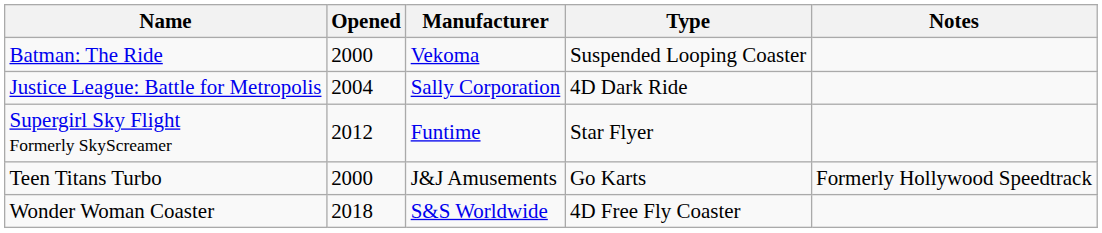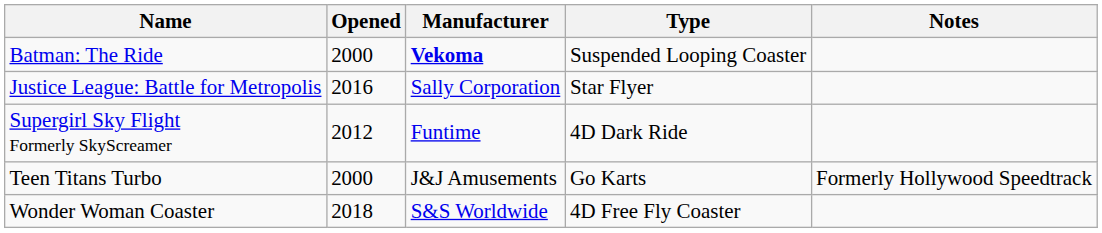(445, 54) normal -> (447, 54) bold
(352, 87) 2004 -> (352, 87) 2016
(629, 87) 4D Dark Ride -> (612, 87) Star Flyer
(612, 132) Star Flyer -> (629, 132) 4D Dark Ride
